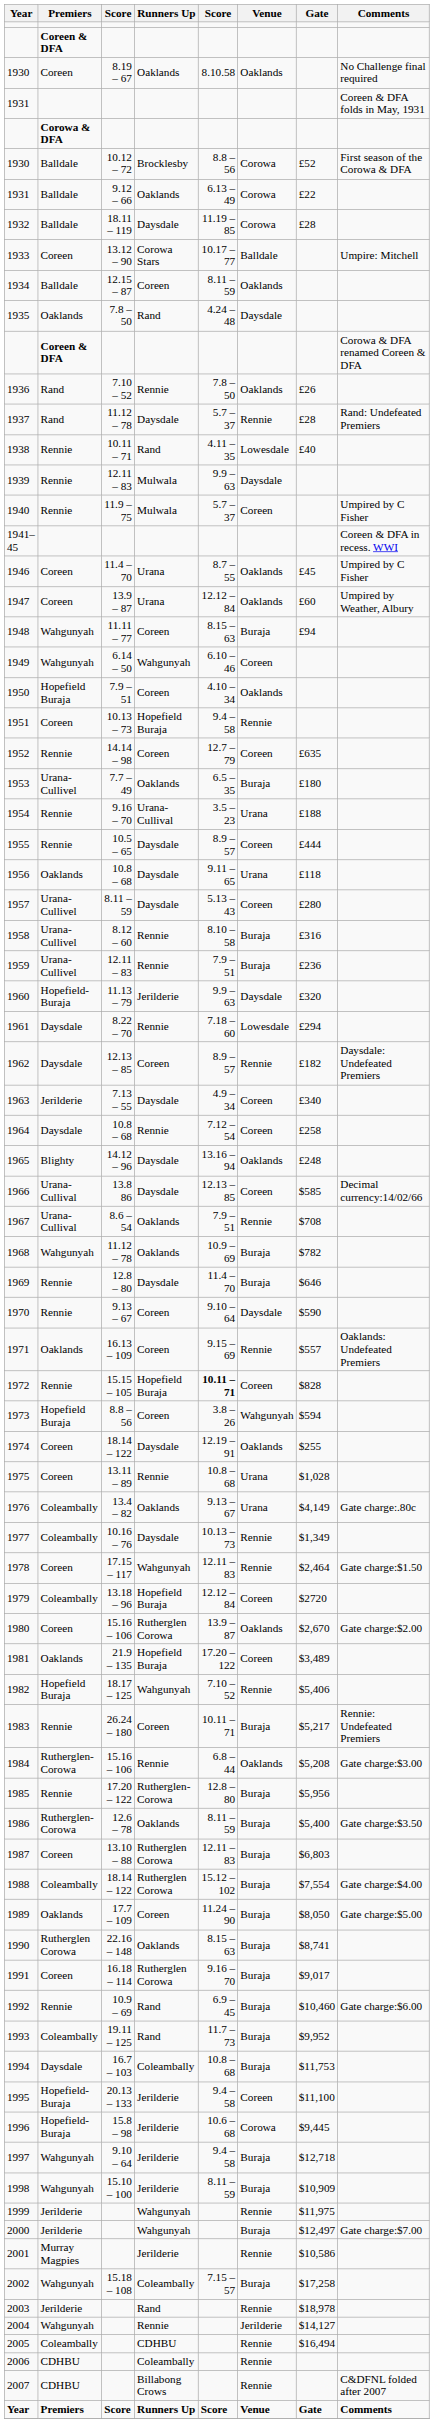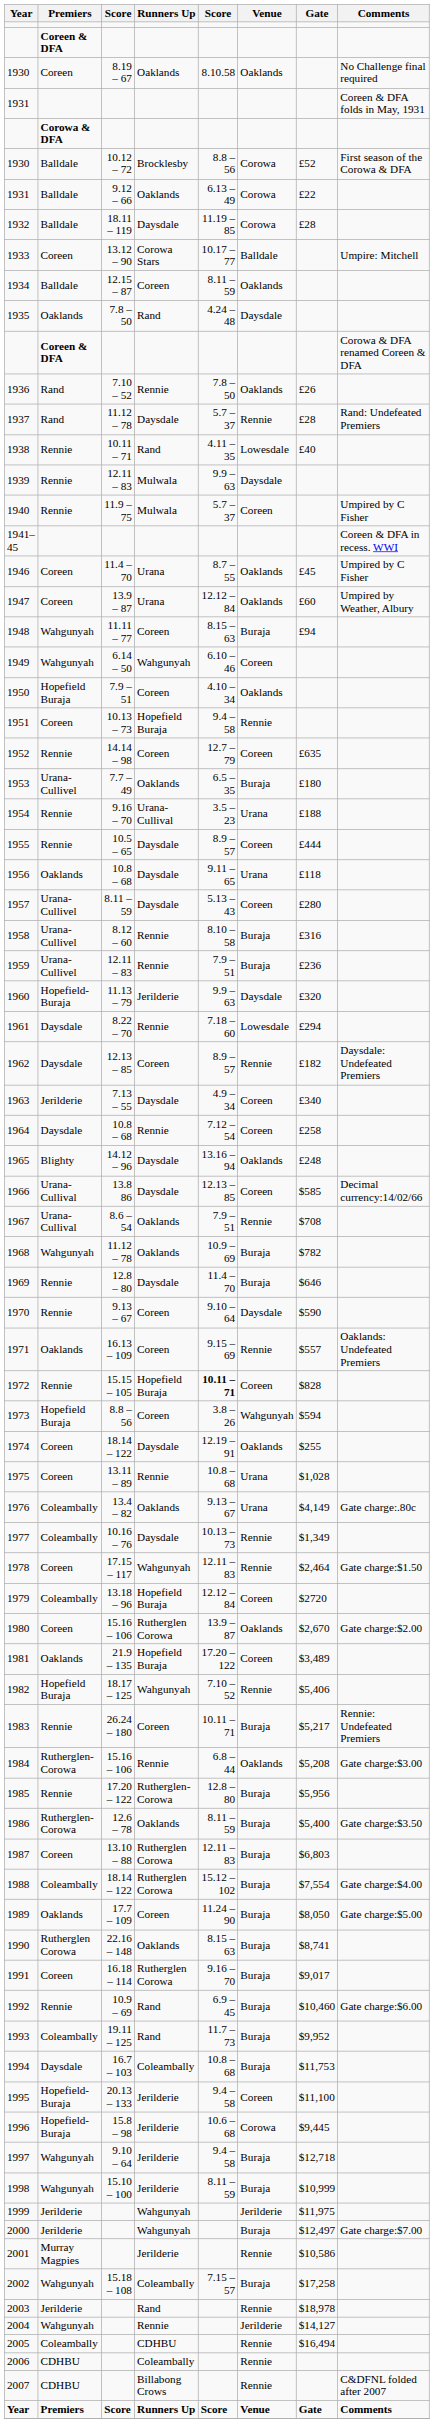(317, 2188) $10,909 -> (317, 2188) $10,999
(256, 2212) Rennie -> (261, 2212) Jerilderie
